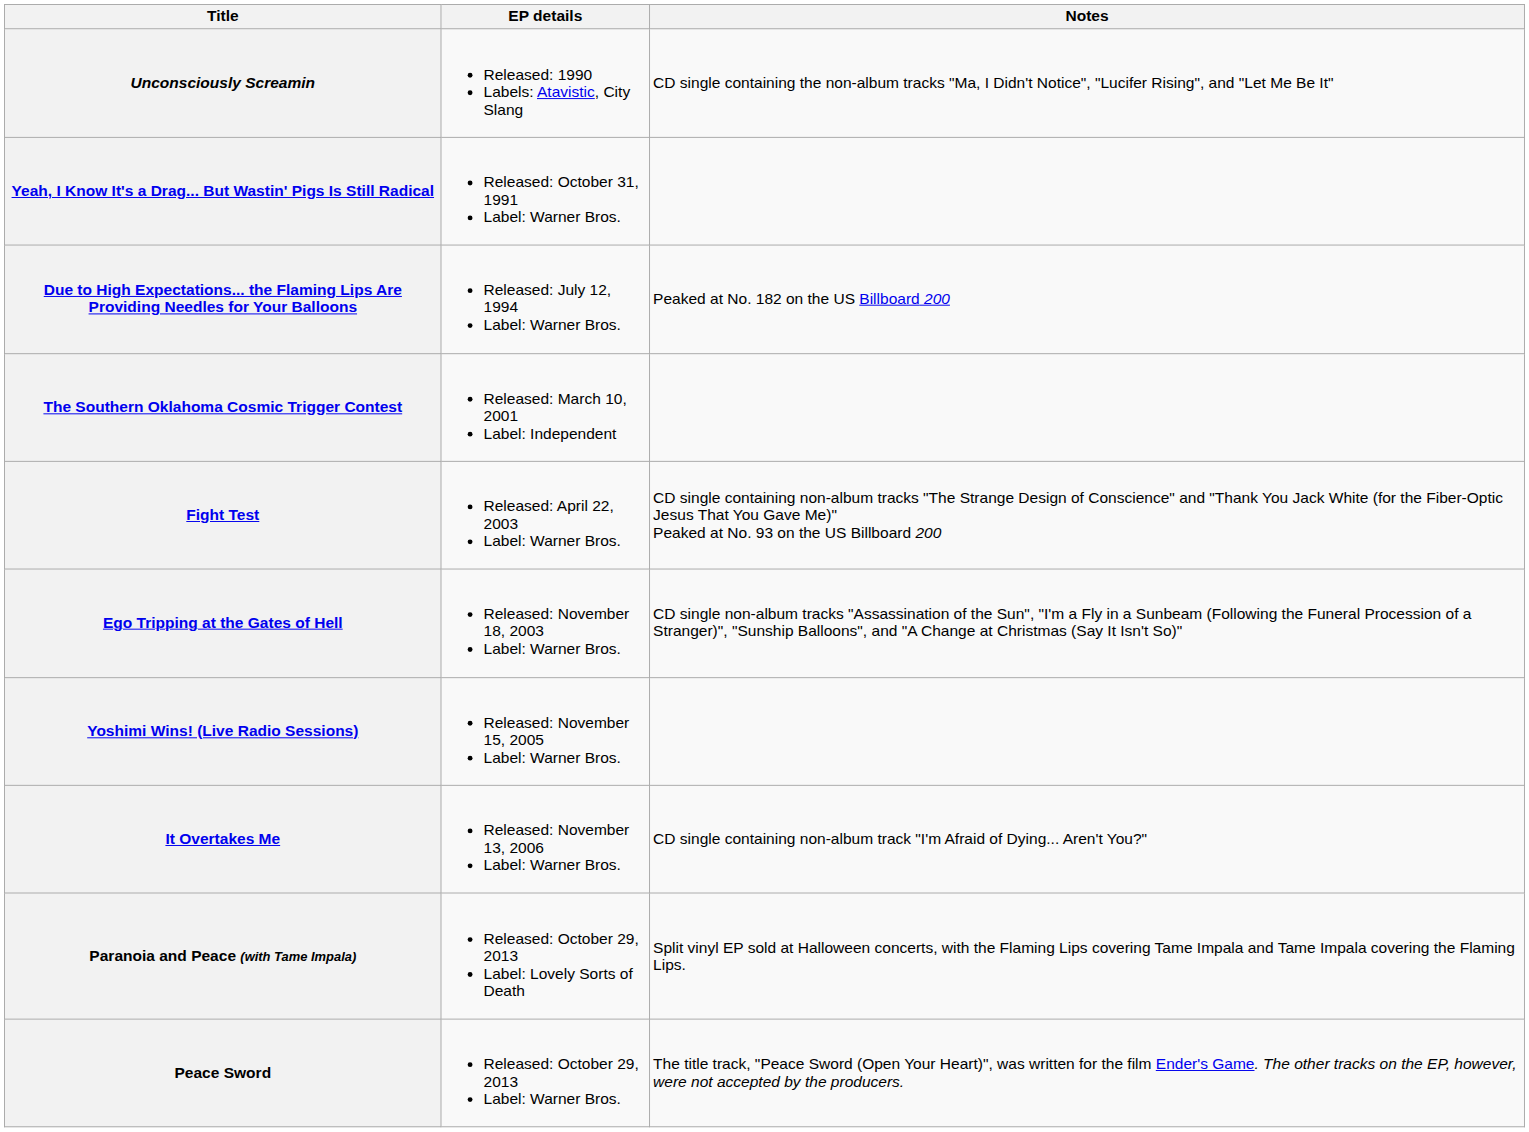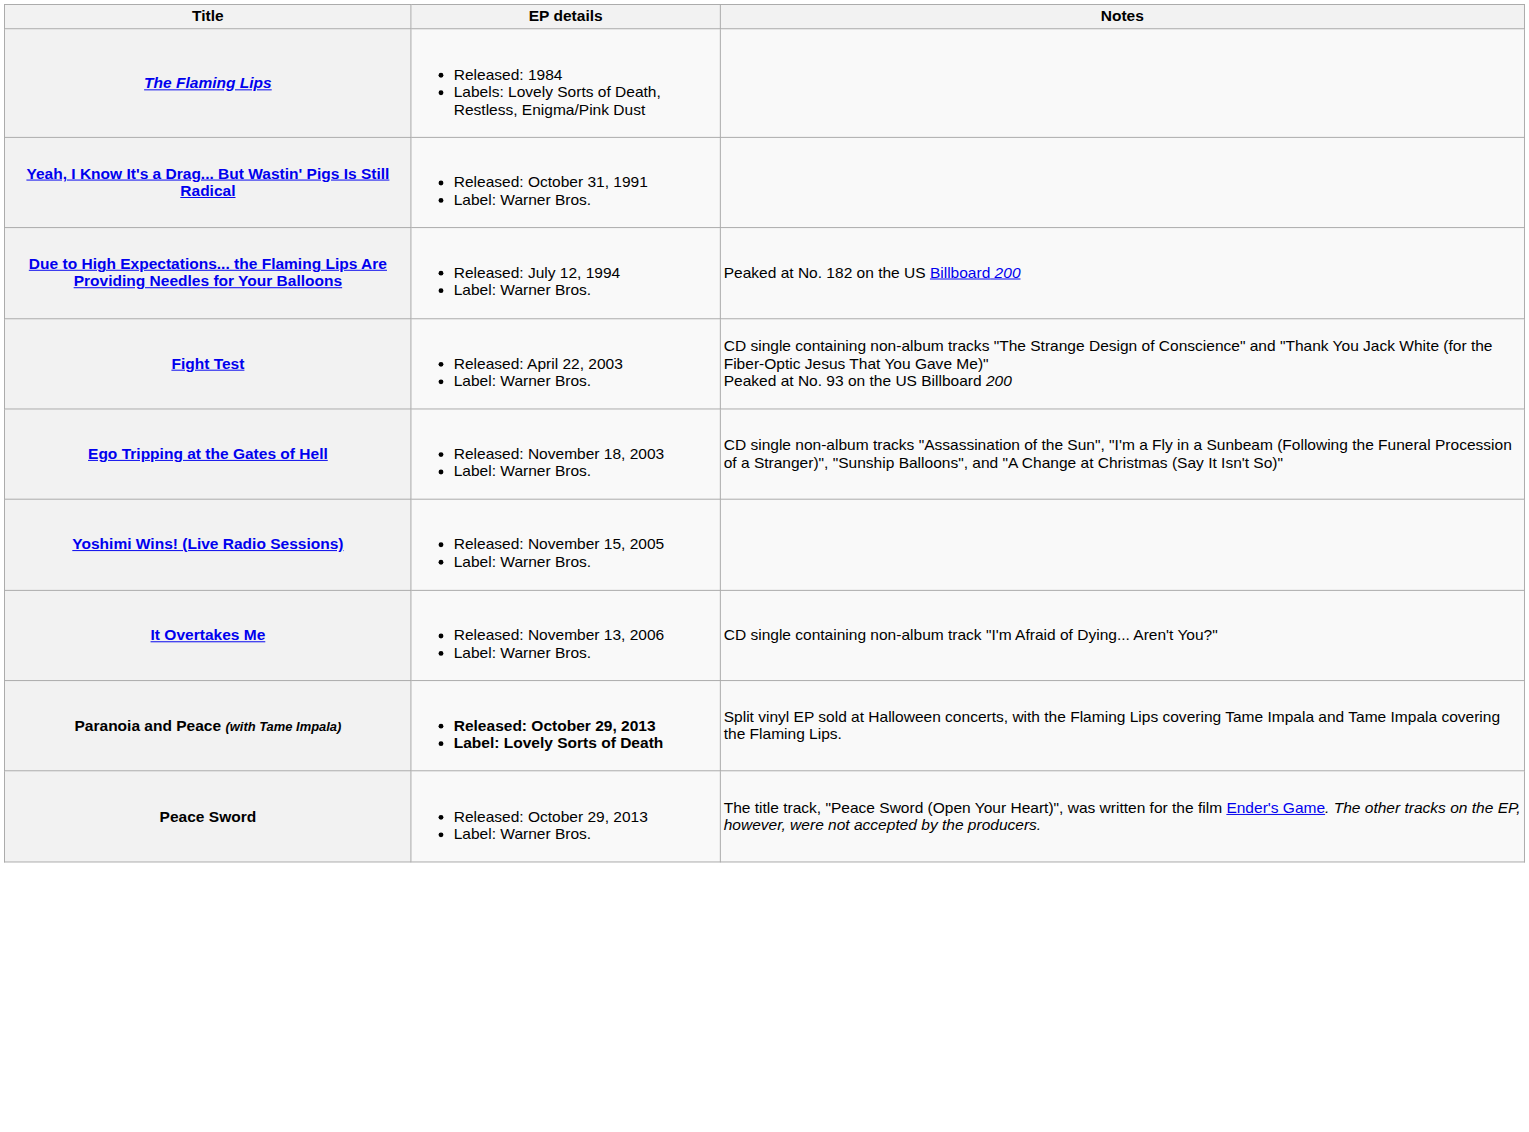+ row: (208, 83)
- row: (223, 83)
- row: (223, 407)
(545, 965) normal -> (566, 735) bold
